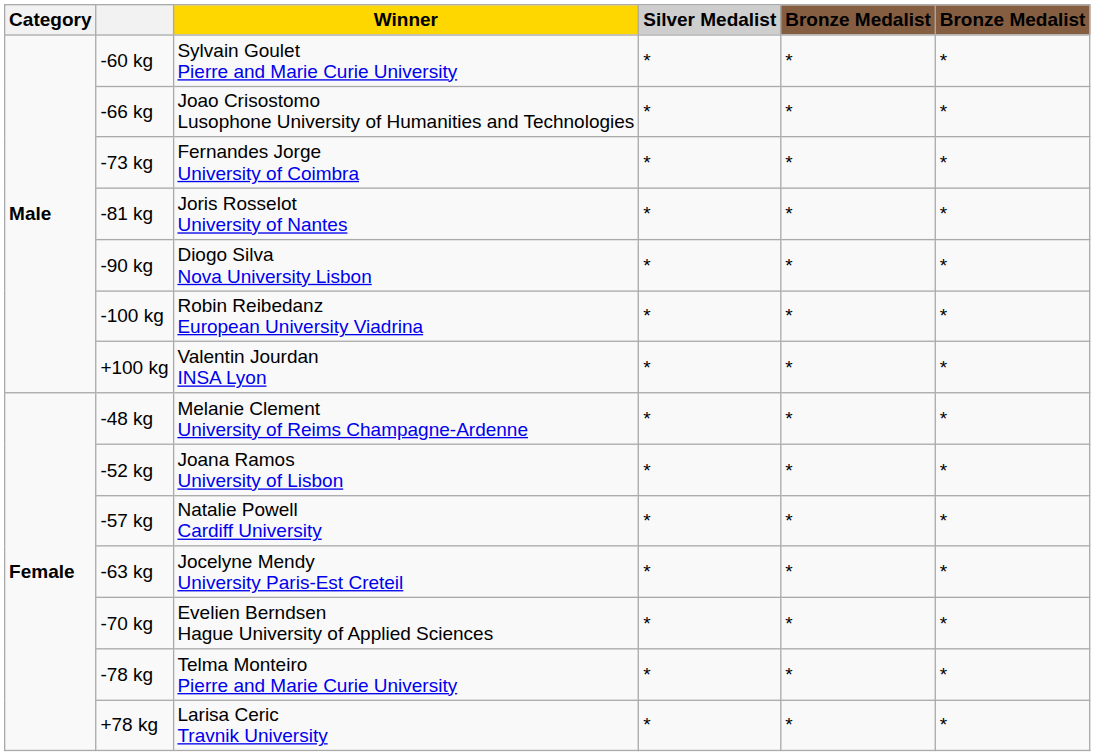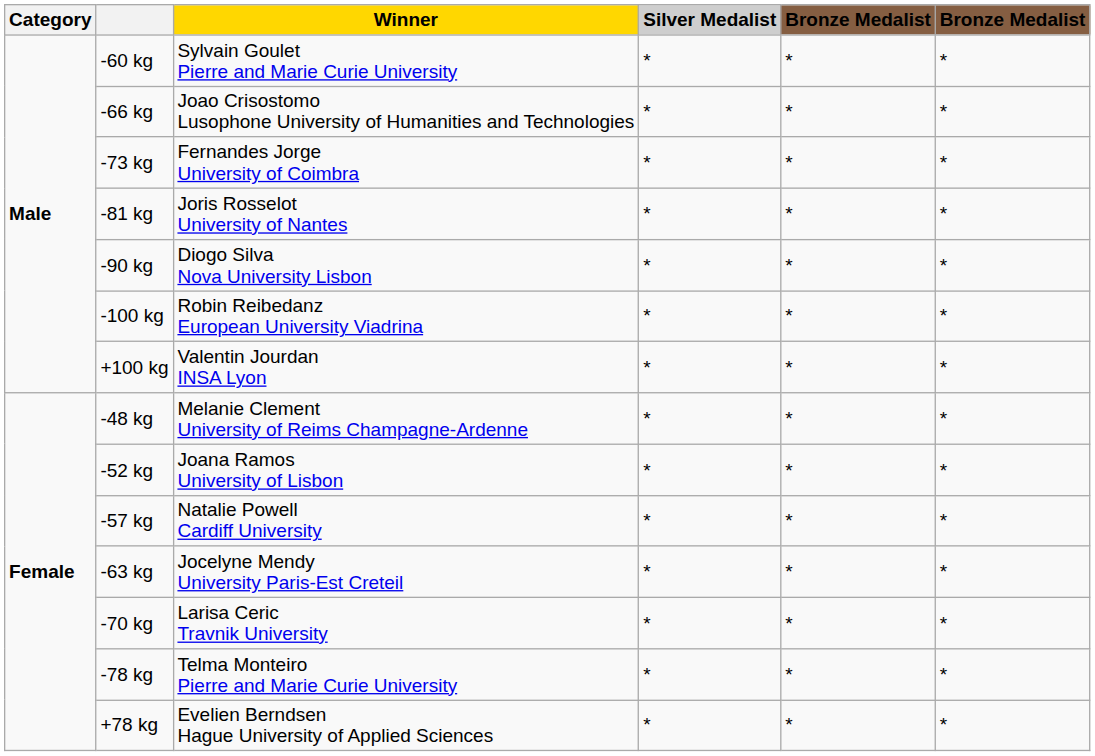(335, 623) Evelien Berndsen Hague University of Applied Sciences -> (253, 623) Larisa Ceric Travnik University
(253, 726) Larisa Ceric Travnik University -> (335, 726) Evelien Berndsen Hague University of Applied Sciences
